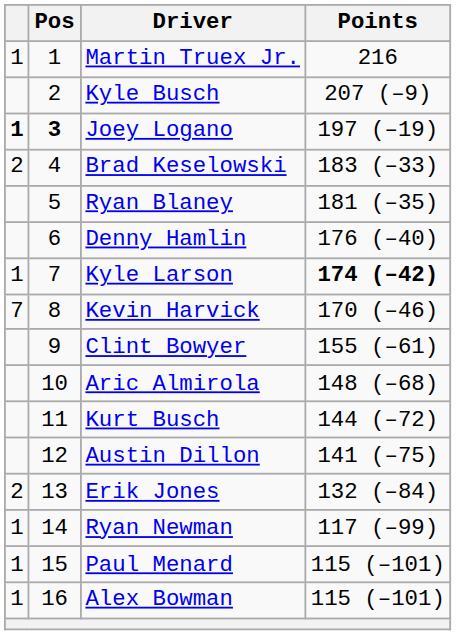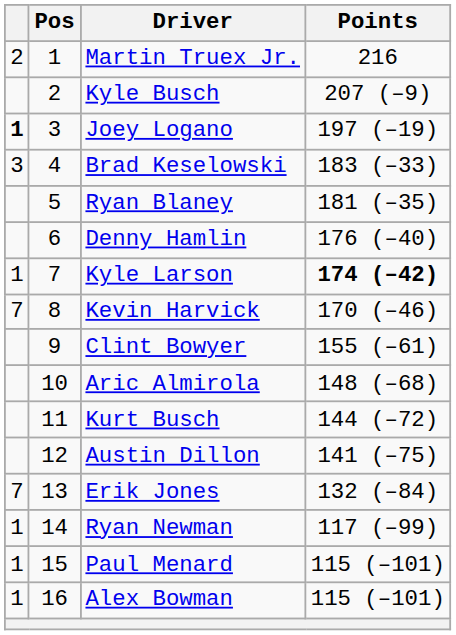(17, 59) 1 -> (17, 59) 2
(55, 132) bold -> (55, 132) normal
(17, 168) 2 -> (17, 168) 3
(17, 492) 2 -> (17, 492) 7
